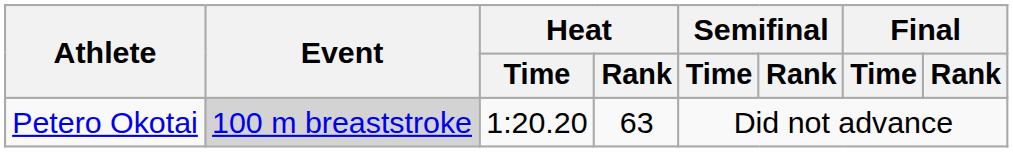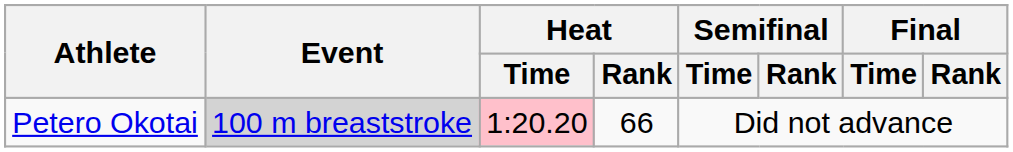(537, 123) no background -> (537, 123) pink background
(637, 123) 63 -> (637, 123) 66
